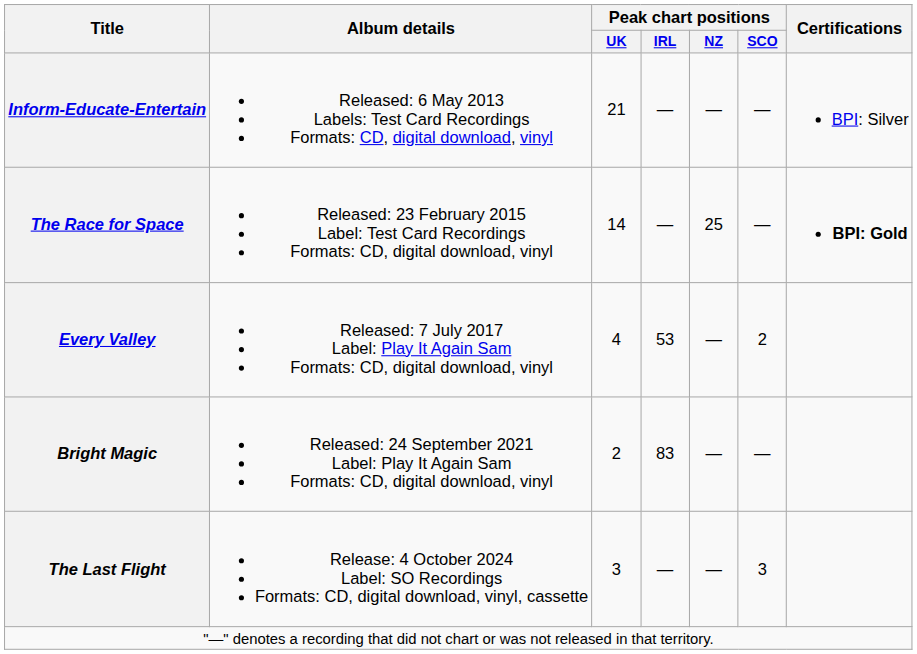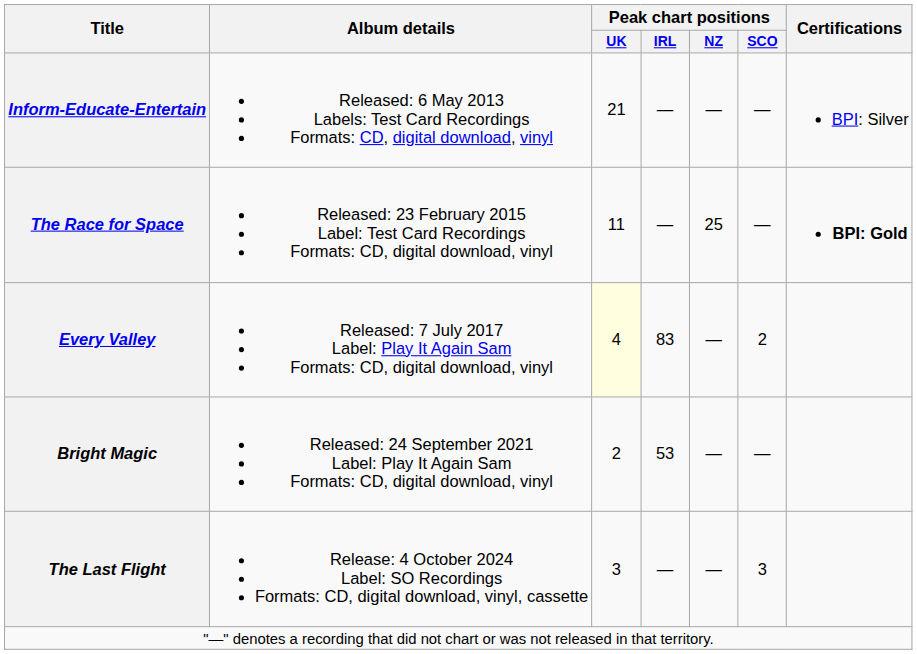(616, 224) 14 -> (616, 224) 11
(616, 339) no background -> (616, 339) lightyellow background
(665, 339) 53 -> (665, 339) 83
(665, 454) 83 -> (665, 454) 53
